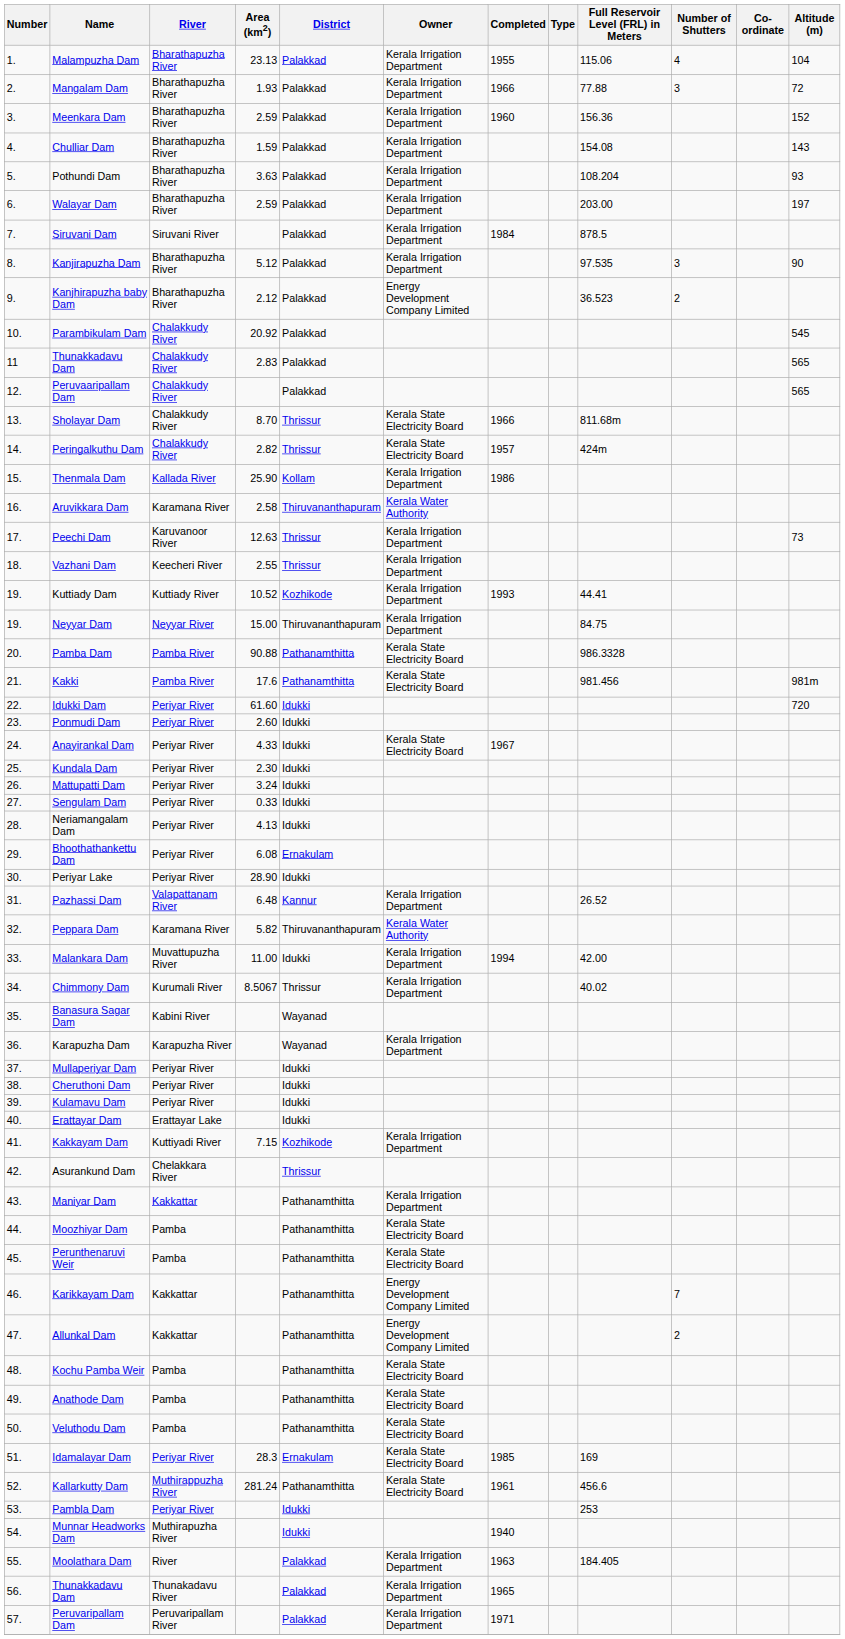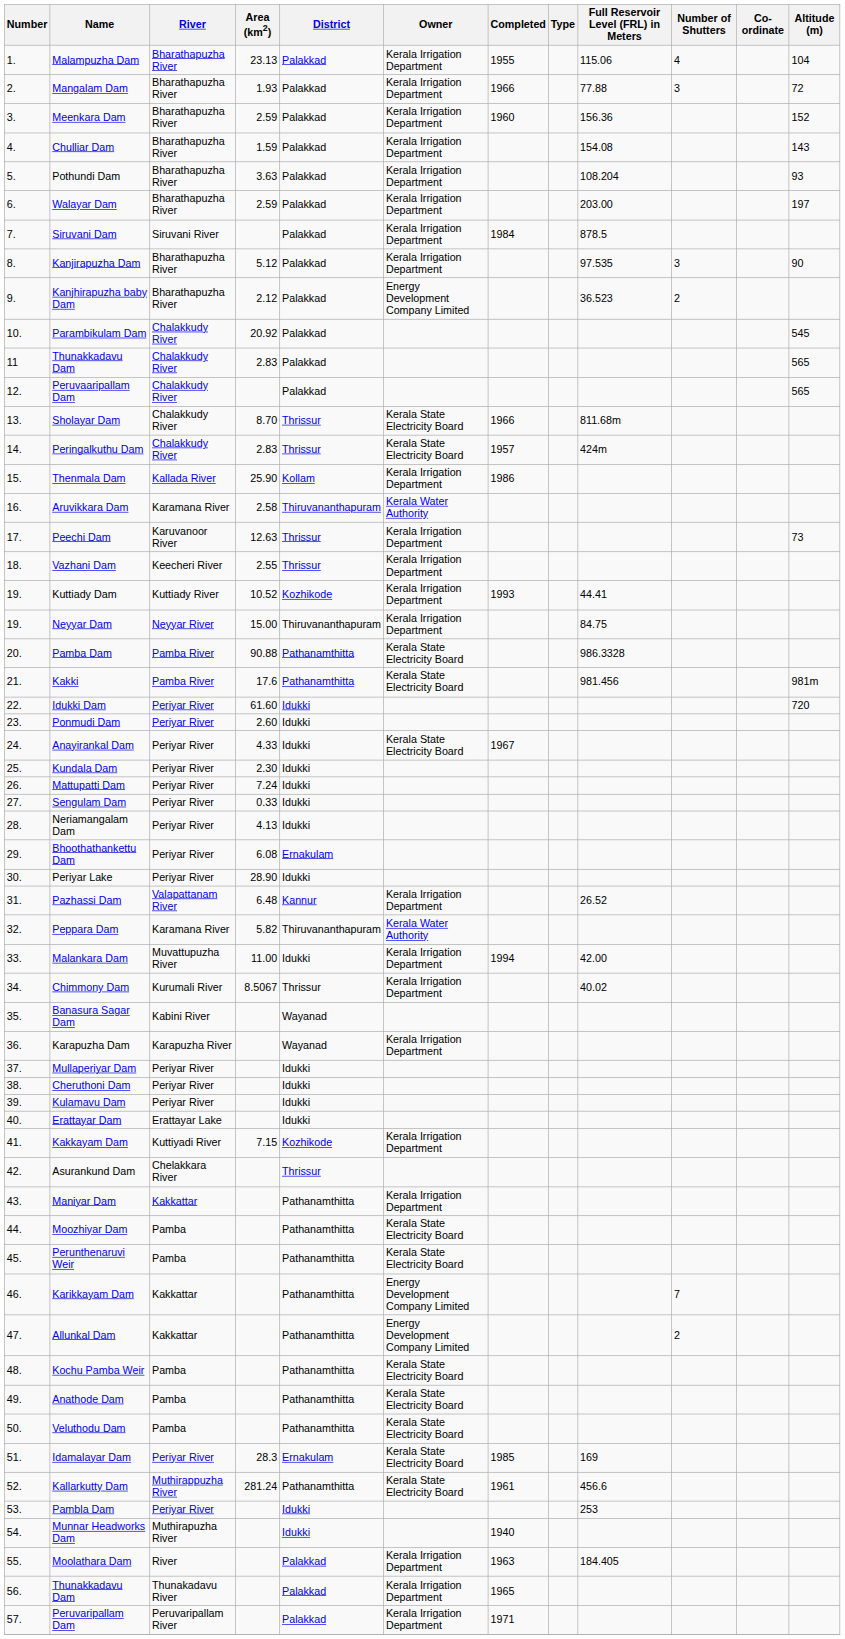(267, 450) 2.82 -> (267, 450) 2.83
(267, 785) 3.24 -> (267, 785) 7.24
